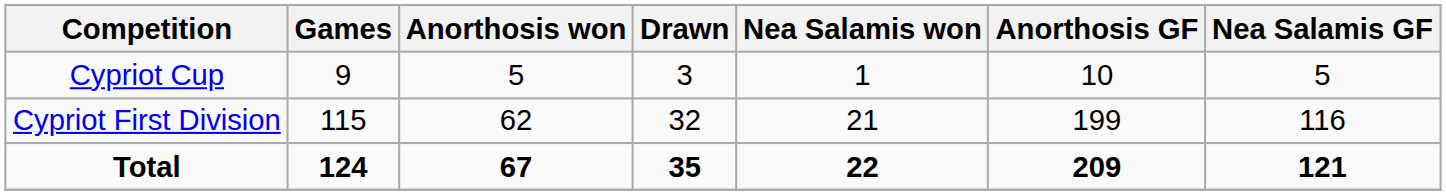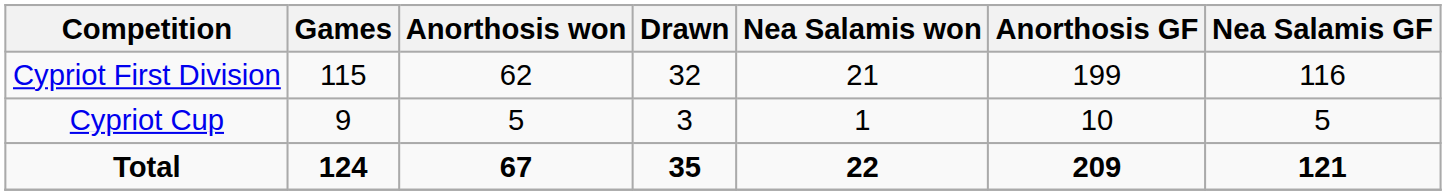rows swapped: (147, 121) <-> (147, 75)
